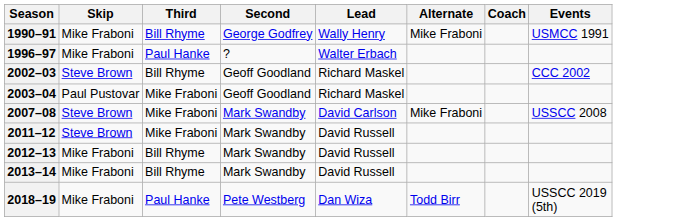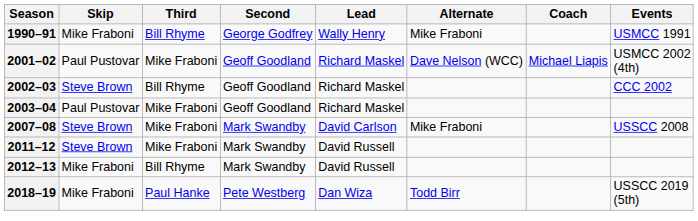- row: (32, 53)
+ row: (32, 61)
- row: (32, 172)
